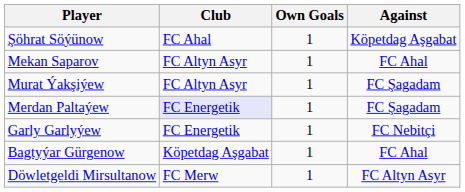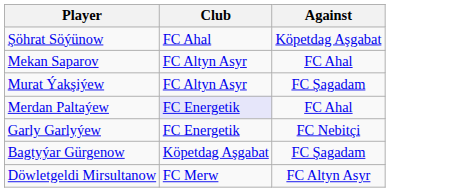- column: (310, 15)
(403, 107) FC Şagadam -> (328, 107) FC Ahal
(403, 152) FC Ahal -> (328, 152) FC Şagadam
